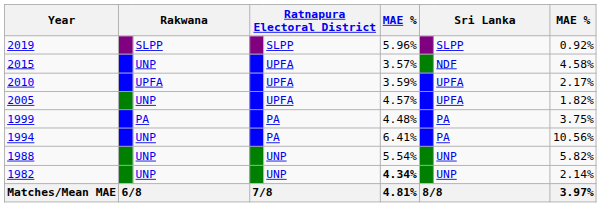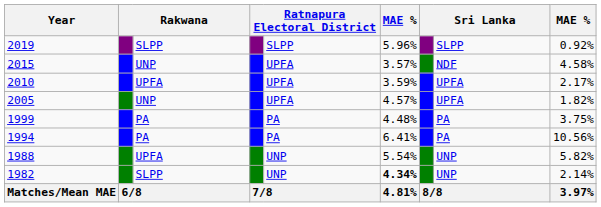(146, 137) UNP -> (142, 137) PA
(146, 156) UNP -> (149, 156) UPFA
(146, 174) UNP -> (149, 174) SLPP
